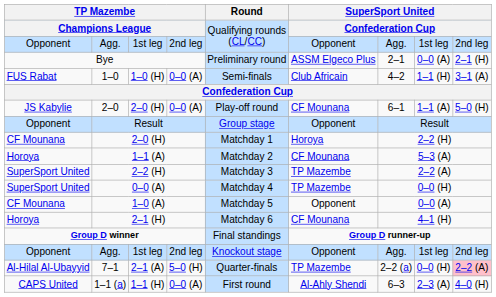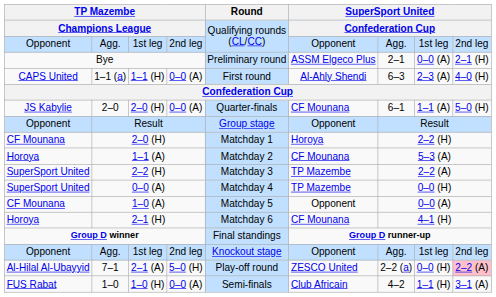rows swapped: (110, 284) <-> (110, 76)
(247, 108) Play-off round -> (247, 108) Quarter-finals
(247, 268) Quarter-finals -> (247, 268) Play-off round
(321, 268) TP Mazembe -> (324, 268) ZESCO United
